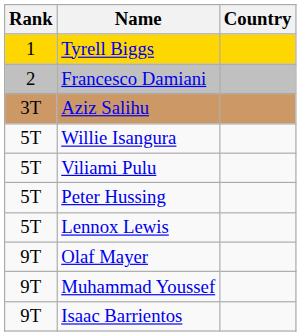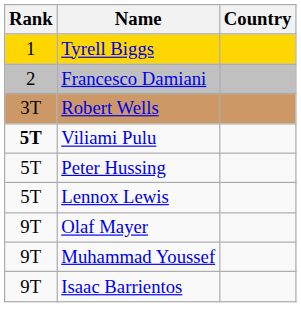+ row: (110, 108)
- row: (105, 108)
- row: (119, 138)
(31, 167) normal -> (31, 138) bold
